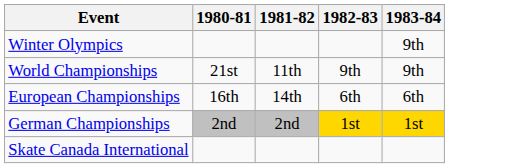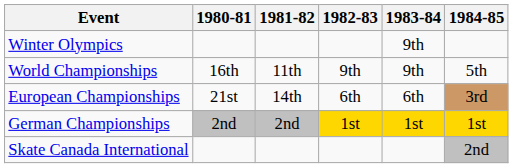+ column: (476, 17)
(224, 70) 21st -> (224, 70) 16th
(224, 96) 16th -> (224, 96) 21st
